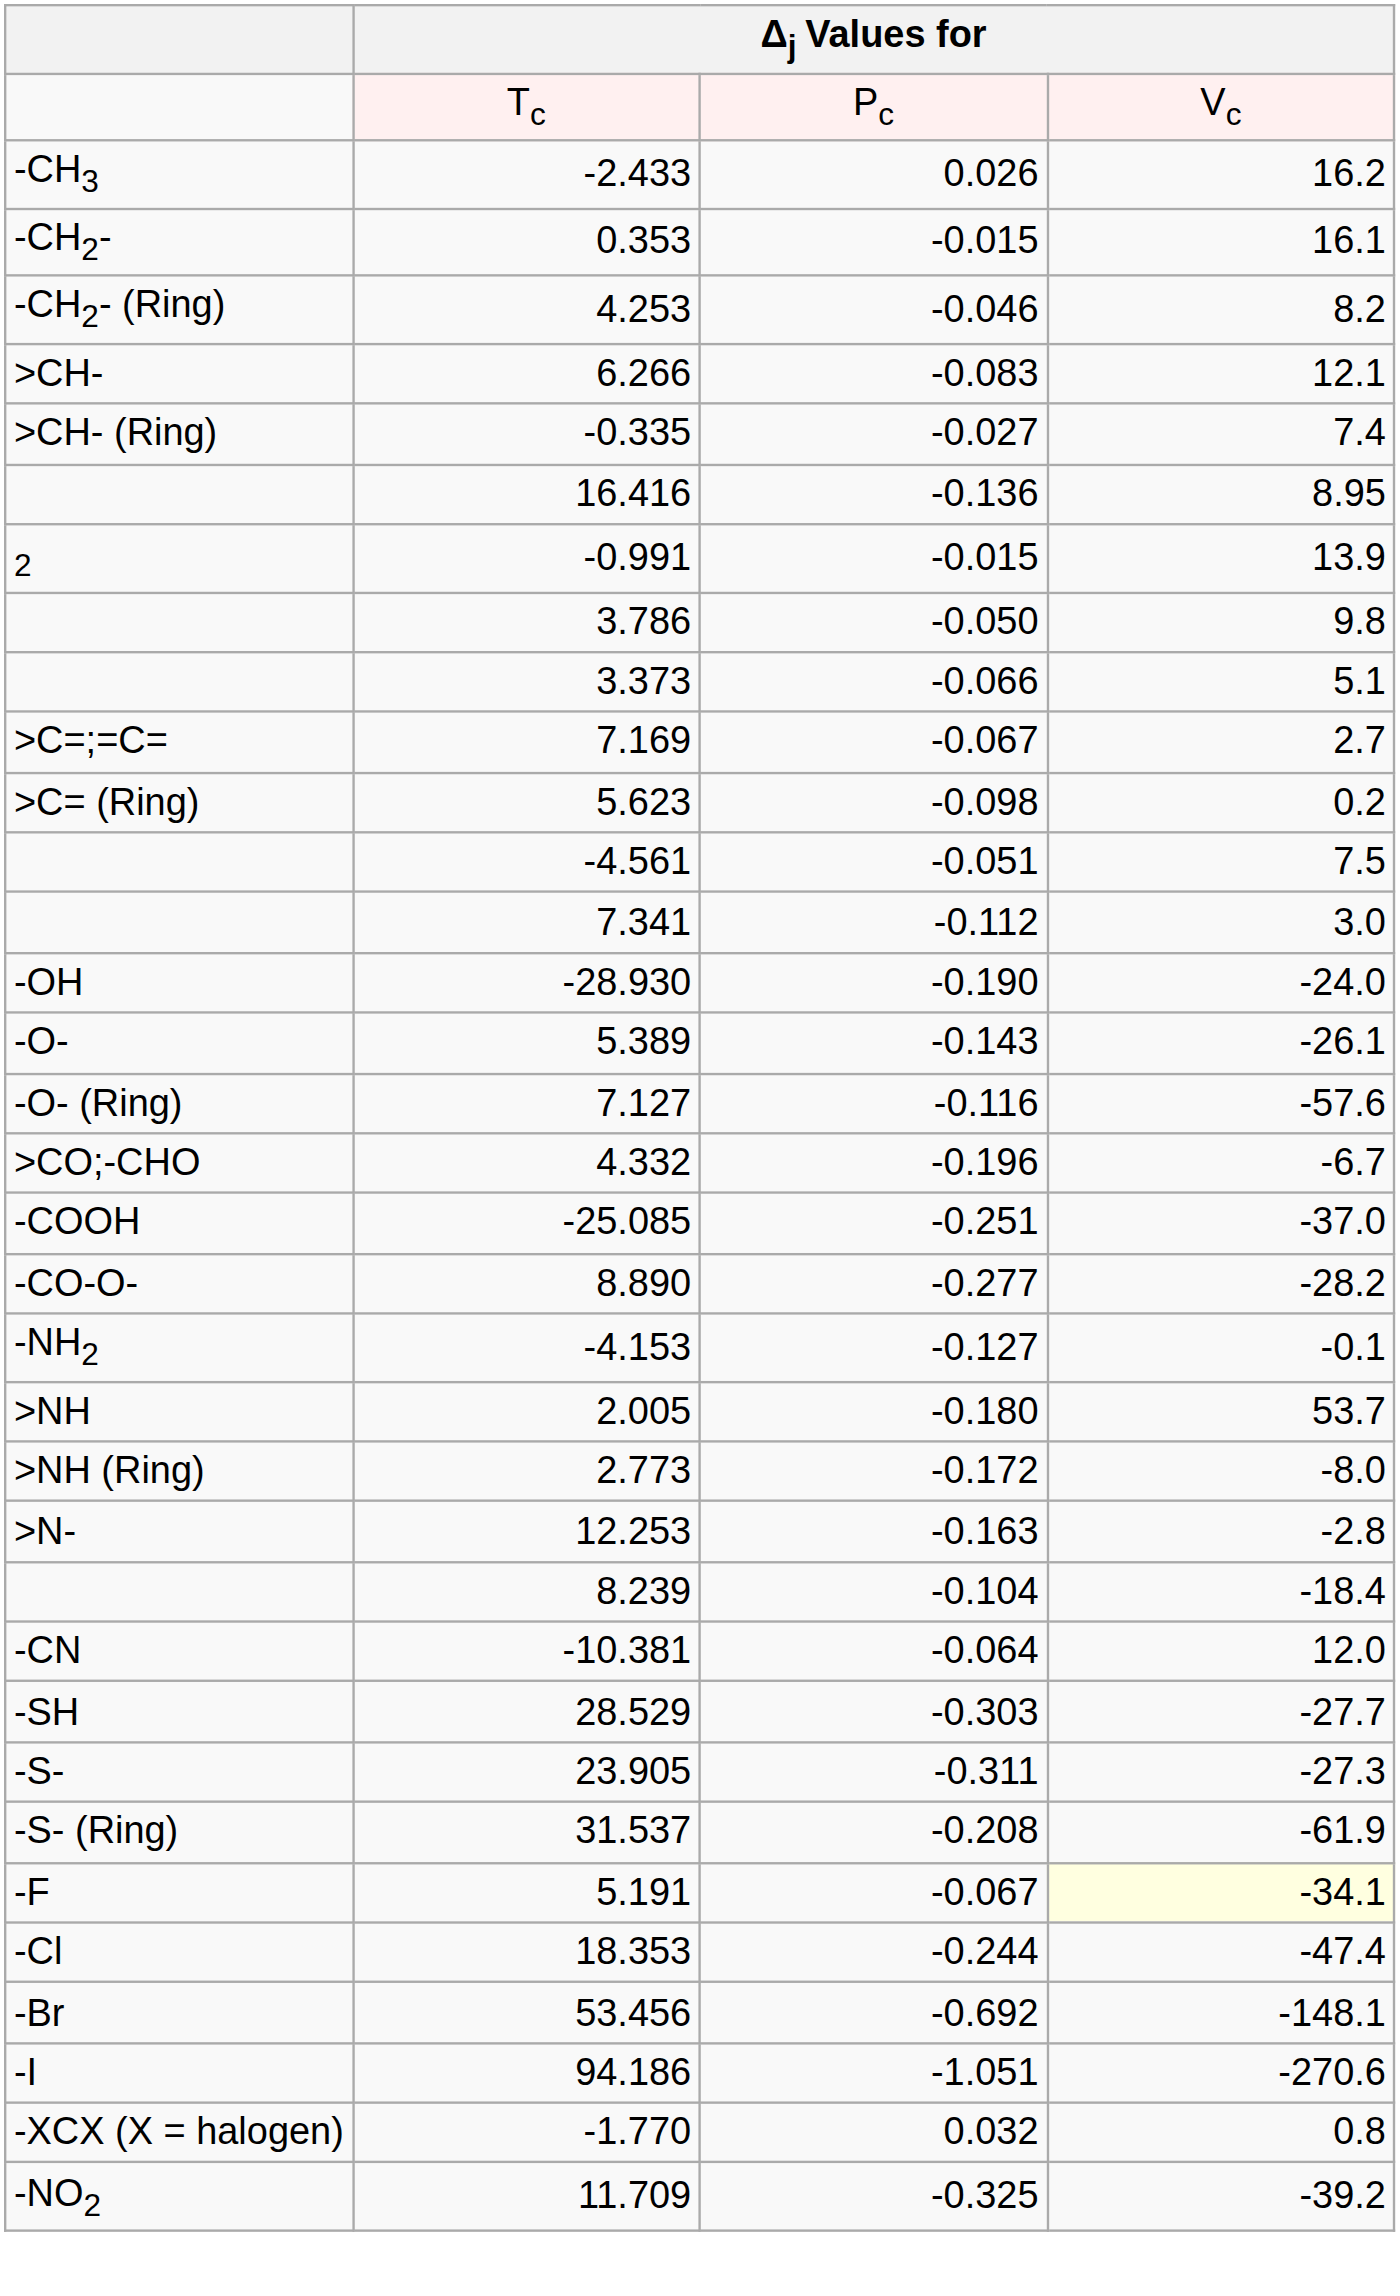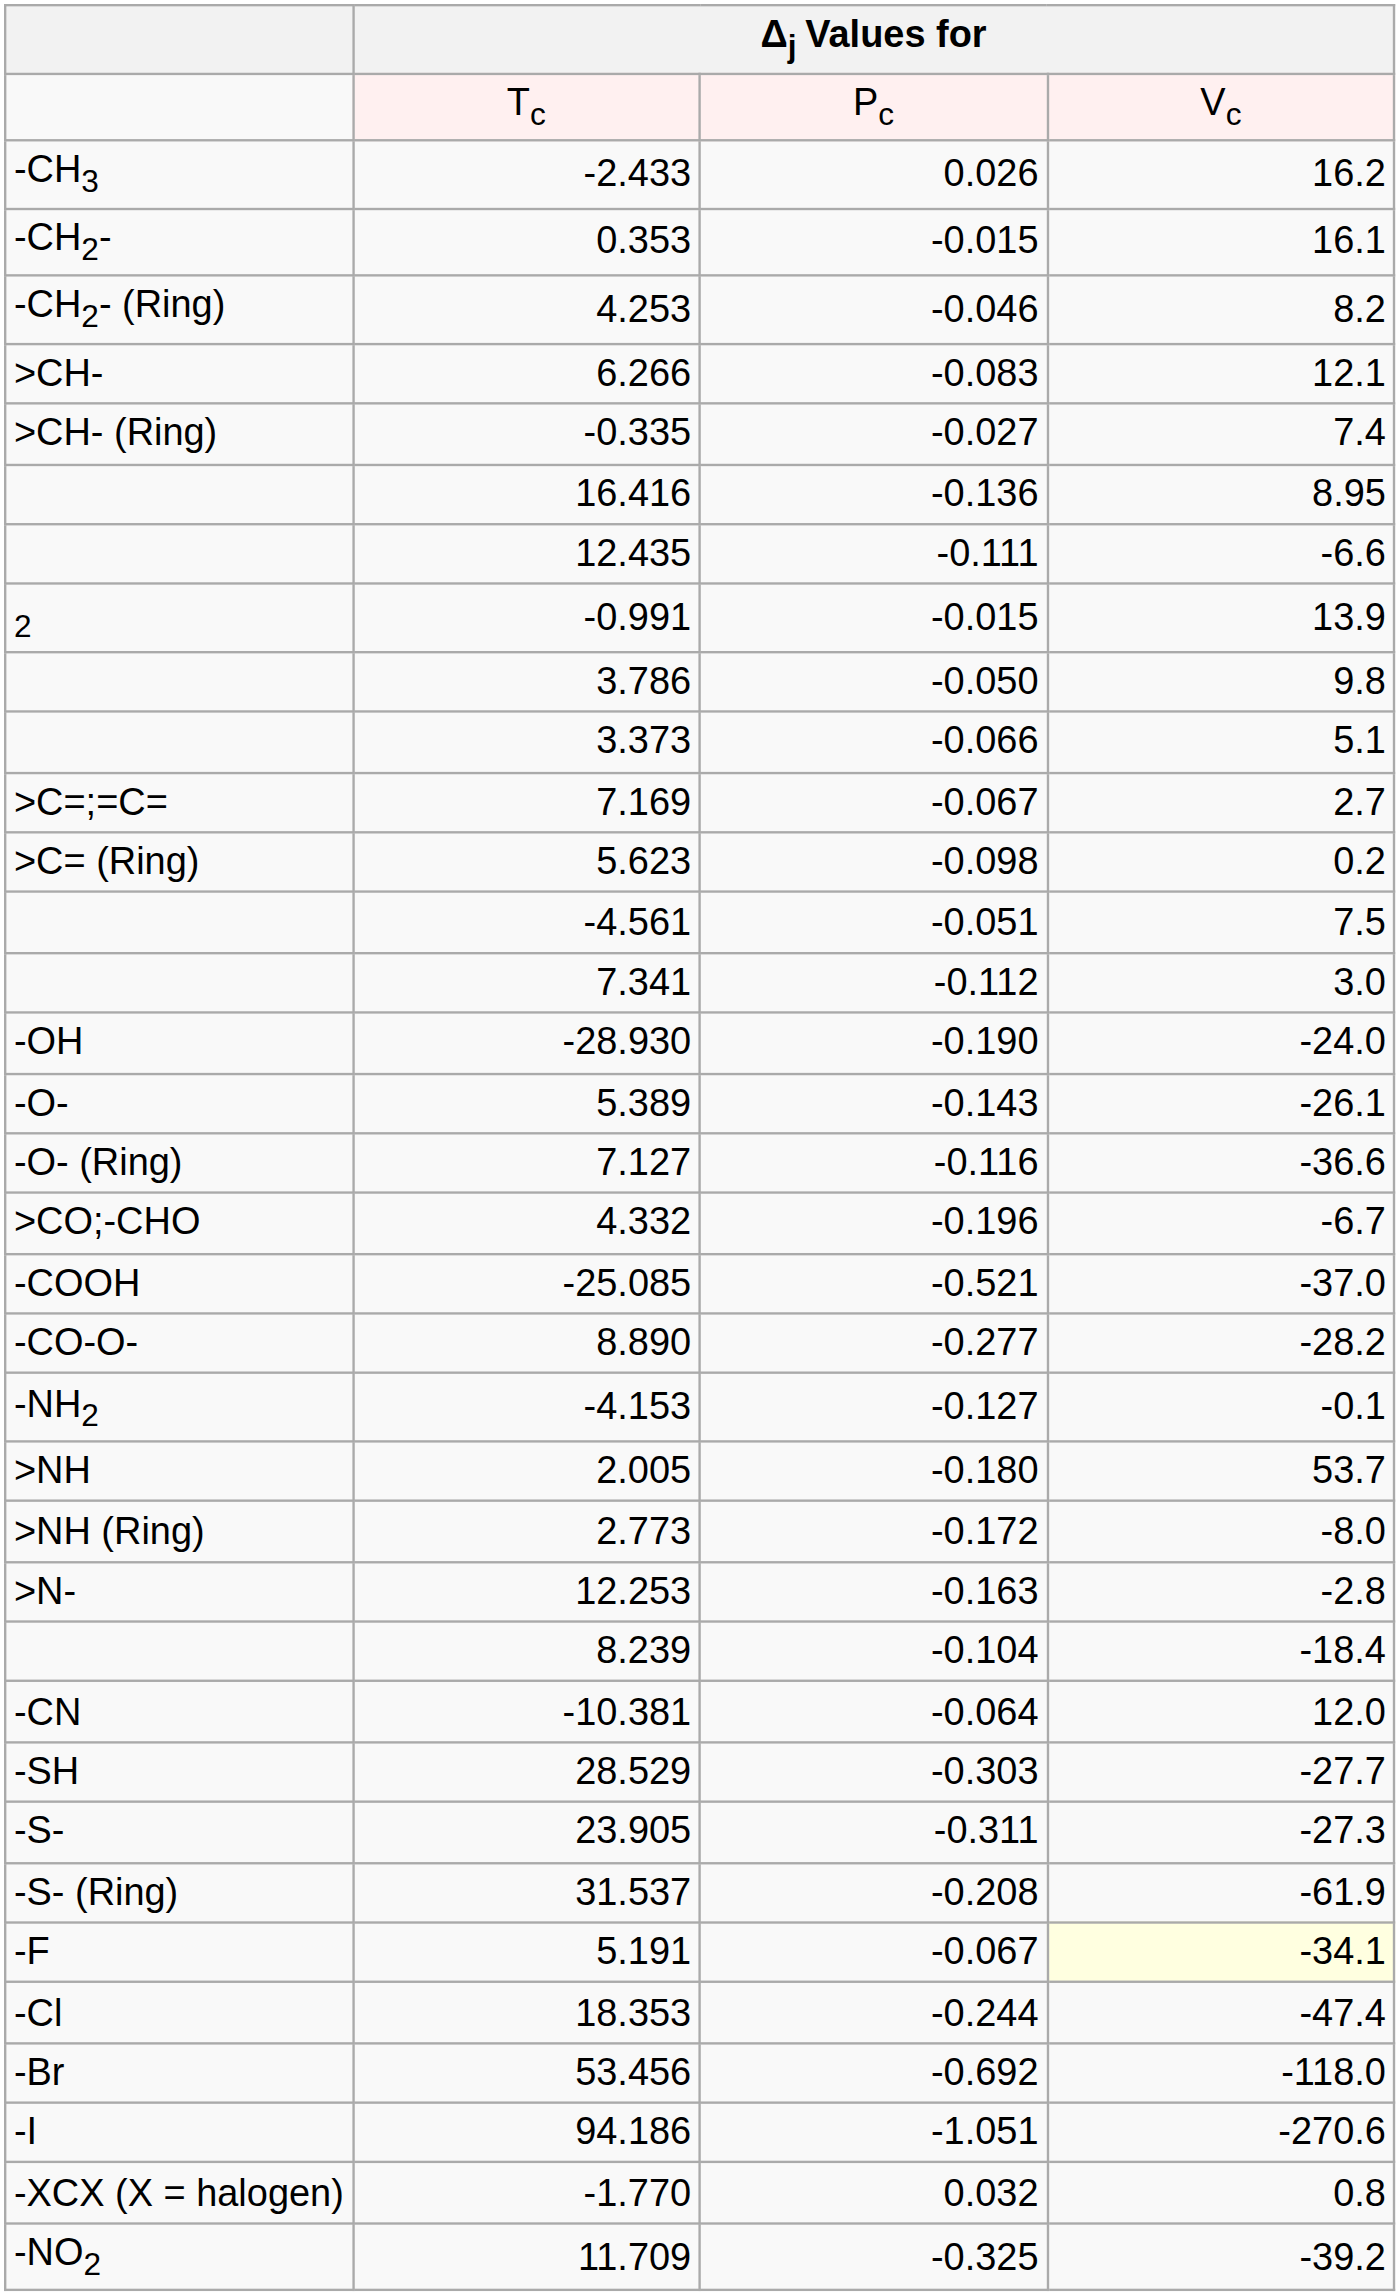+ row: (633, 553)
(1343, 1102) -57.6 -> (1343, 1162) -36.6
(985, 1222) -0.251 -> (985, 1282) -0.521
(1332, 2011) -148.1 -> (1333, 2072) -118.0
